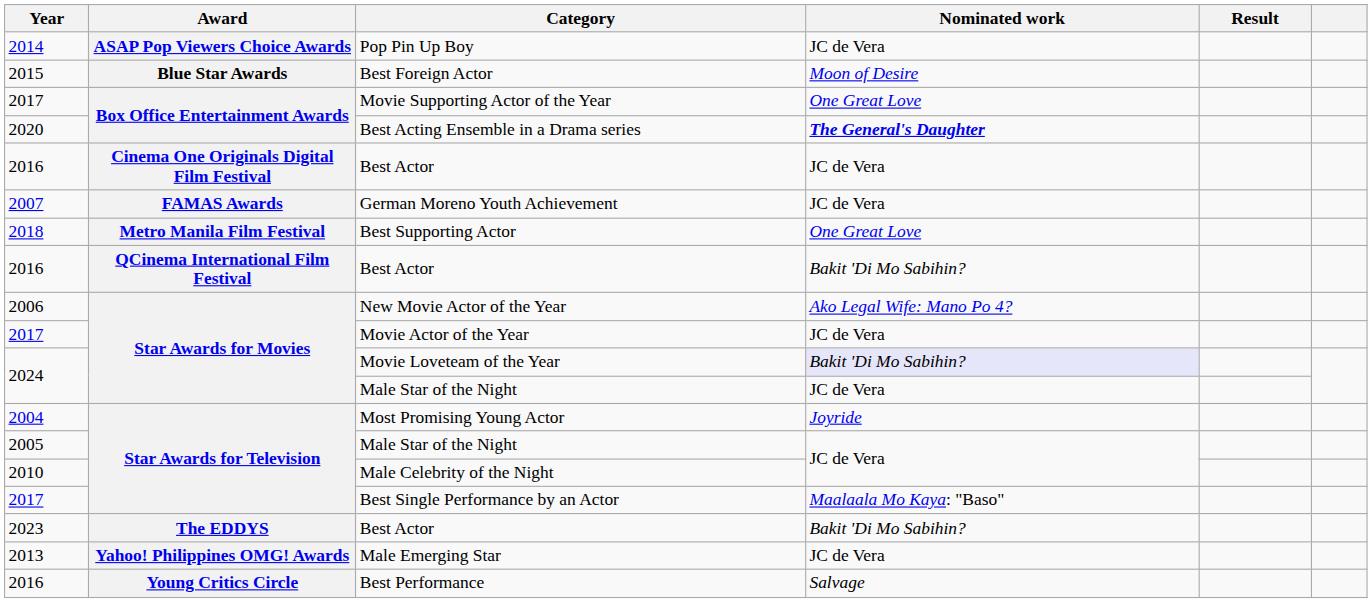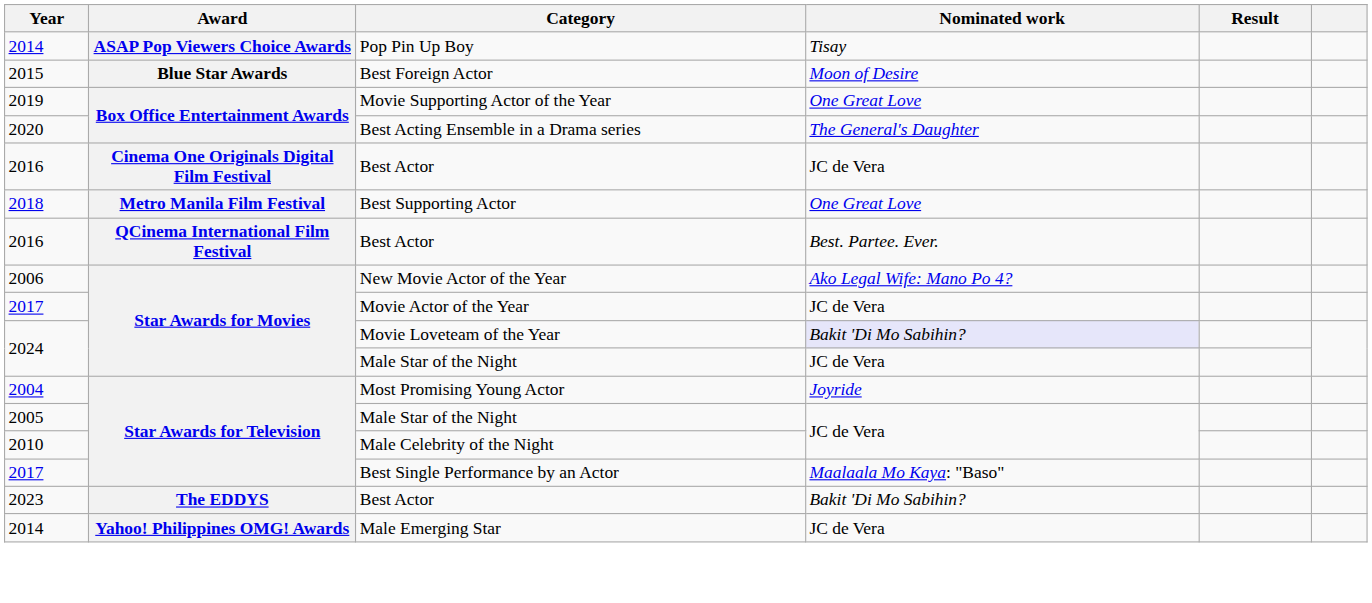(847, 45) JC de Vera -> (828, 45) Tisay
(26, 101) 2017 -> (26, 101) 2019
(897, 128) bold -> (894, 128) normal
- row: (222, 203)
(888, 269) Bakit 'Di Mo Sabihin? -> (874, 241) Best. Partee. Ever.
(26, 555) 2013 -> (26, 527) 2014
- row: (222, 583)
